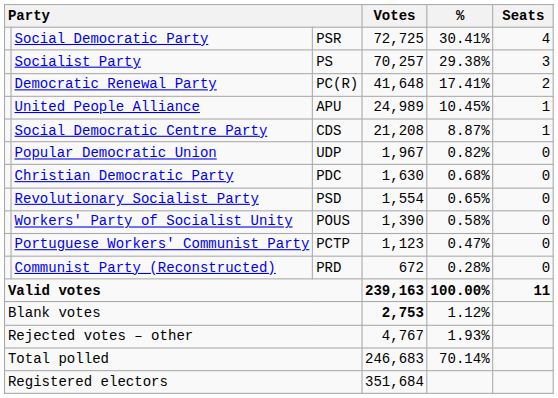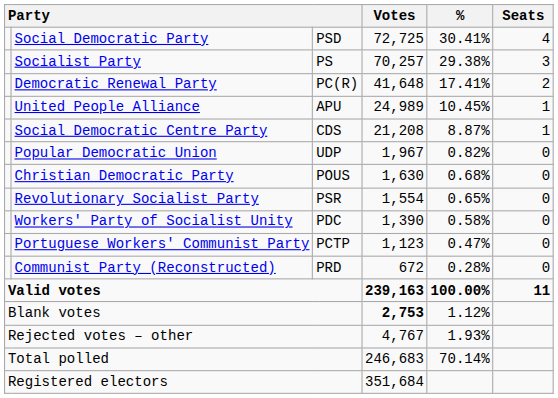(329, 39) PSR -> (329, 39) PSD
(329, 176) PDC -> (333, 176) POUS
(329, 199) PSD -> (329, 199) PSR
(333, 222) POUS -> (329, 222) PDC
